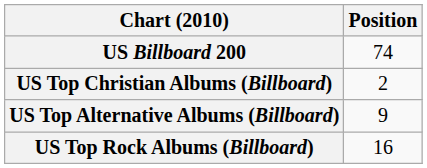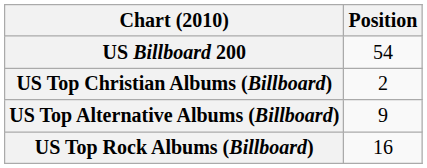(383, 52) 74 -> (383, 52) 54
